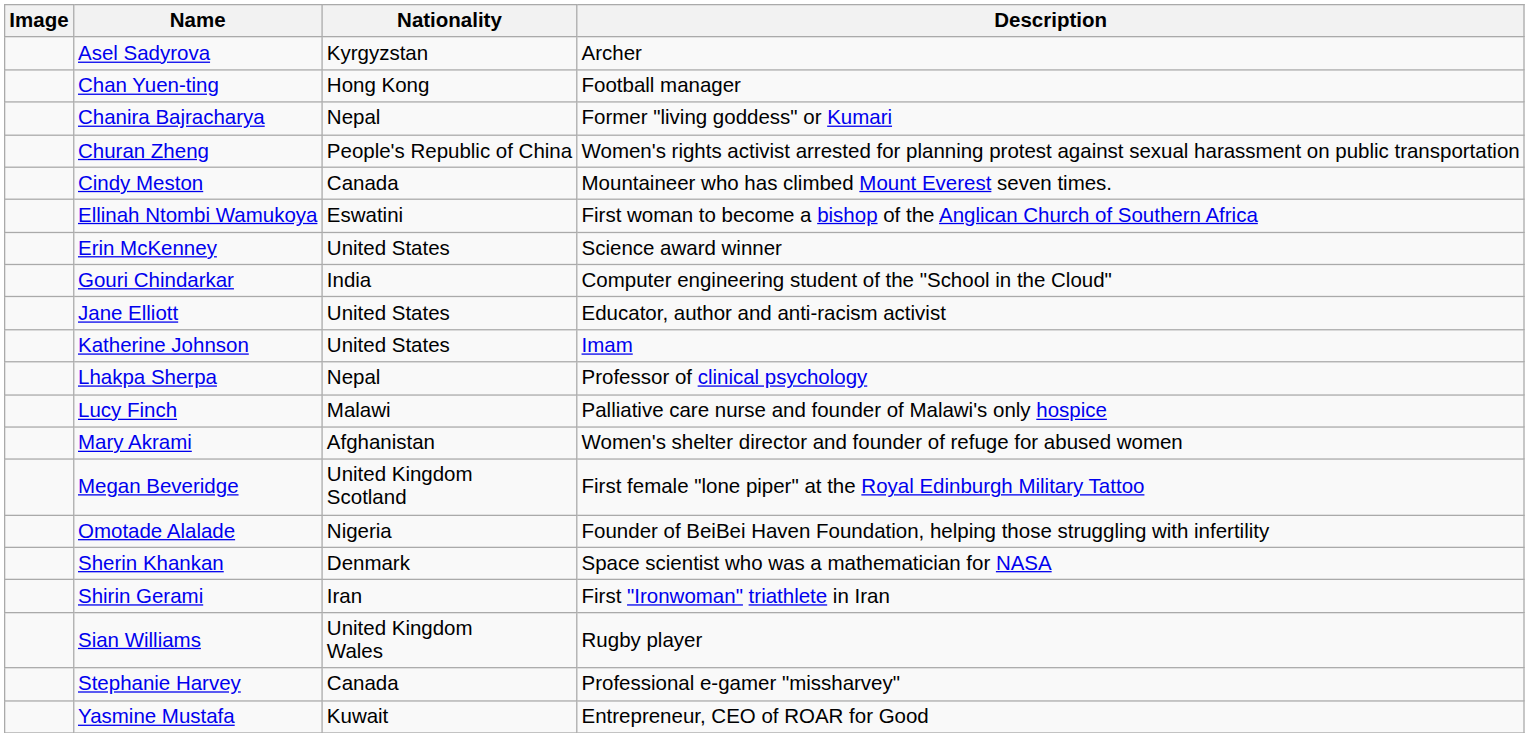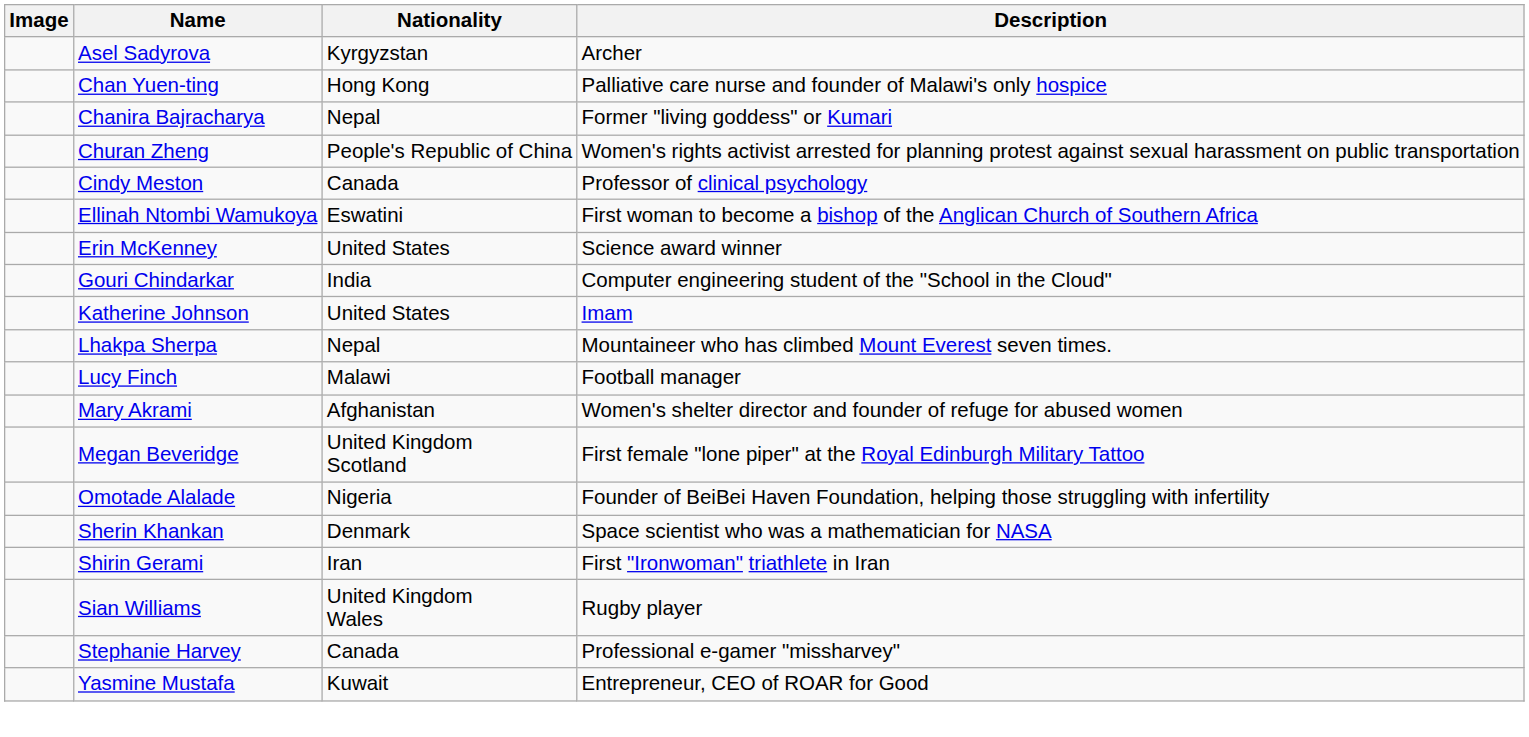(661, 85) Football manager -> (844, 85) Palliative care nurse and founder of Malawi's only hospice
(847, 183) Mountaineer who has climbed Mount Everest seven times. -> (724, 183) Professor of clinical psychology
- row: (128, 313)
(724, 378) Professor of clinical psychology -> (847, 345) Mountaineer who has climbed Mount Everest seven times.
(844, 410) Palliative care nurse and founder of Malawi's only hospice -> (661, 378) Football manager
